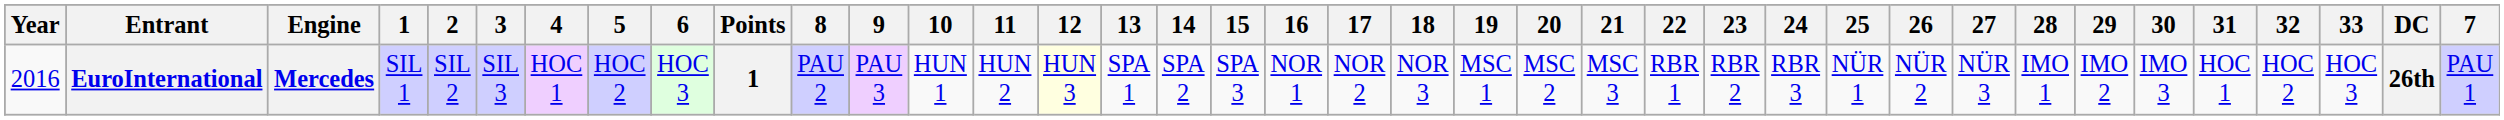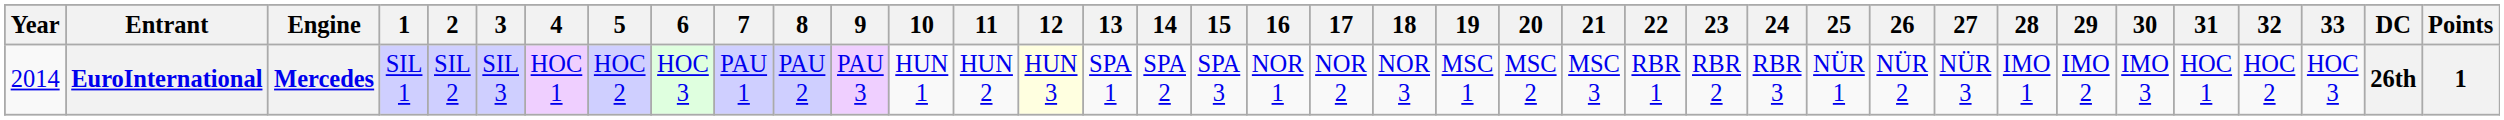columns swapped: (2470, 24) <-> (753, 24)
(35, 79) 2016 -> (35, 79) 2014
